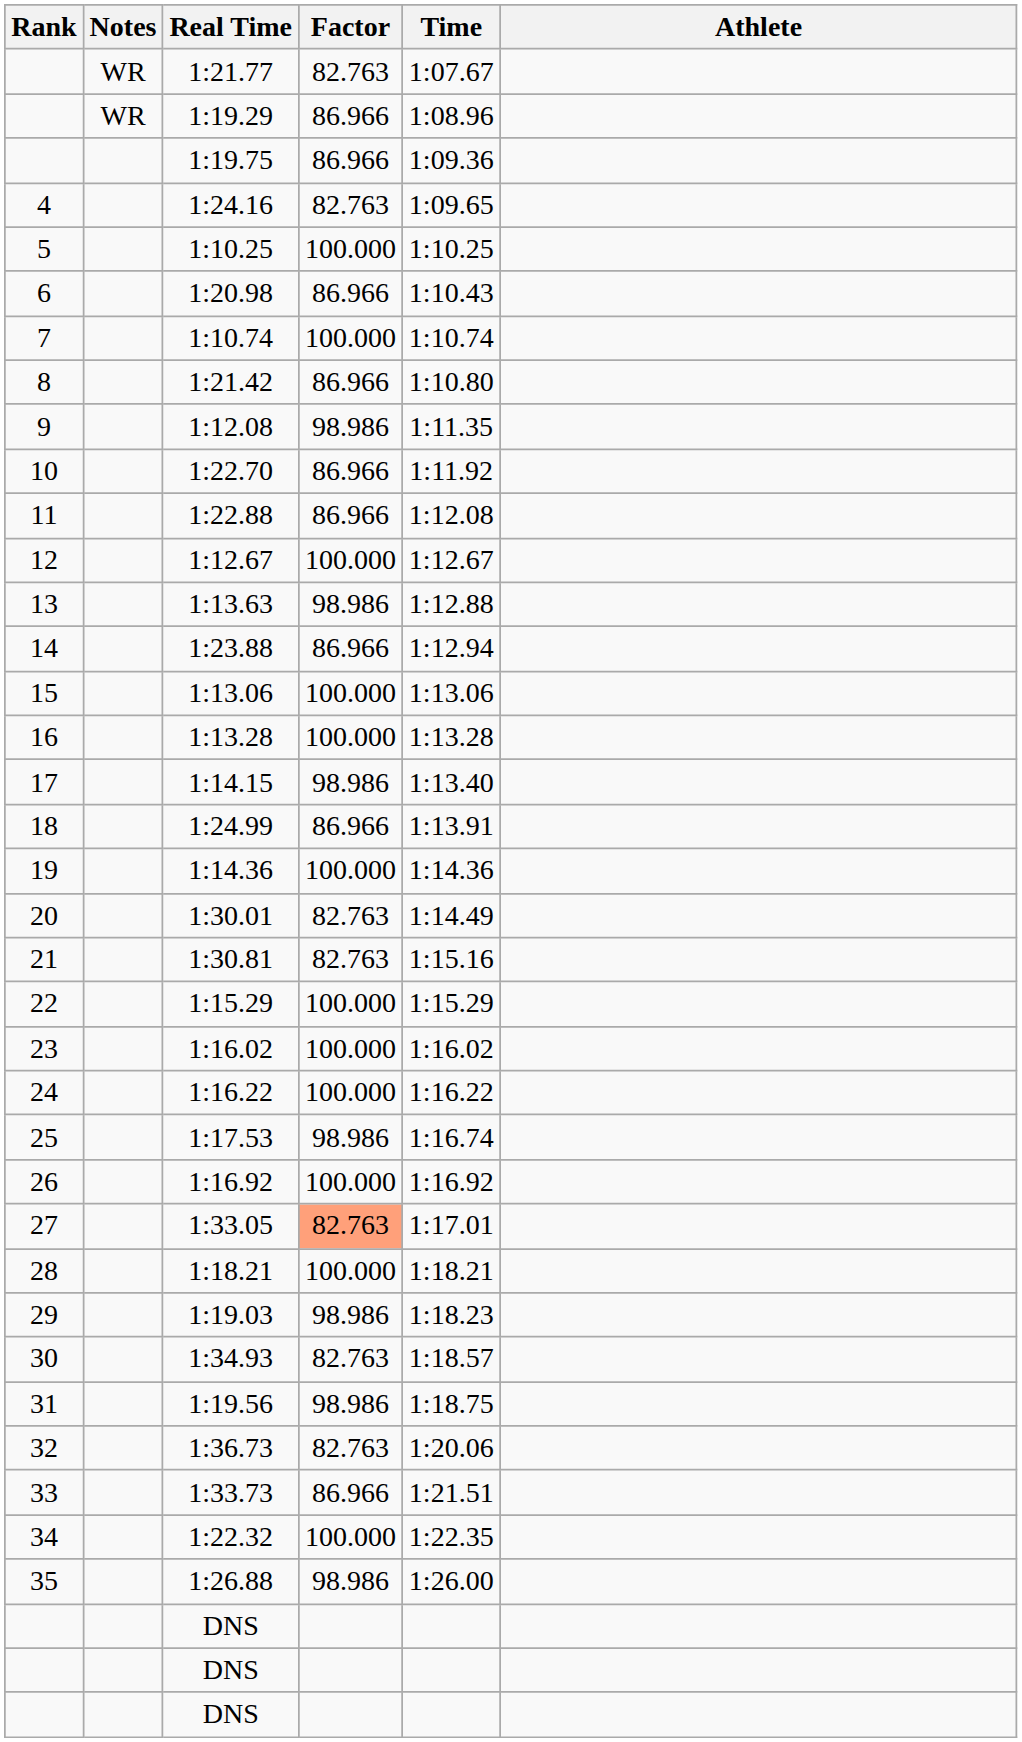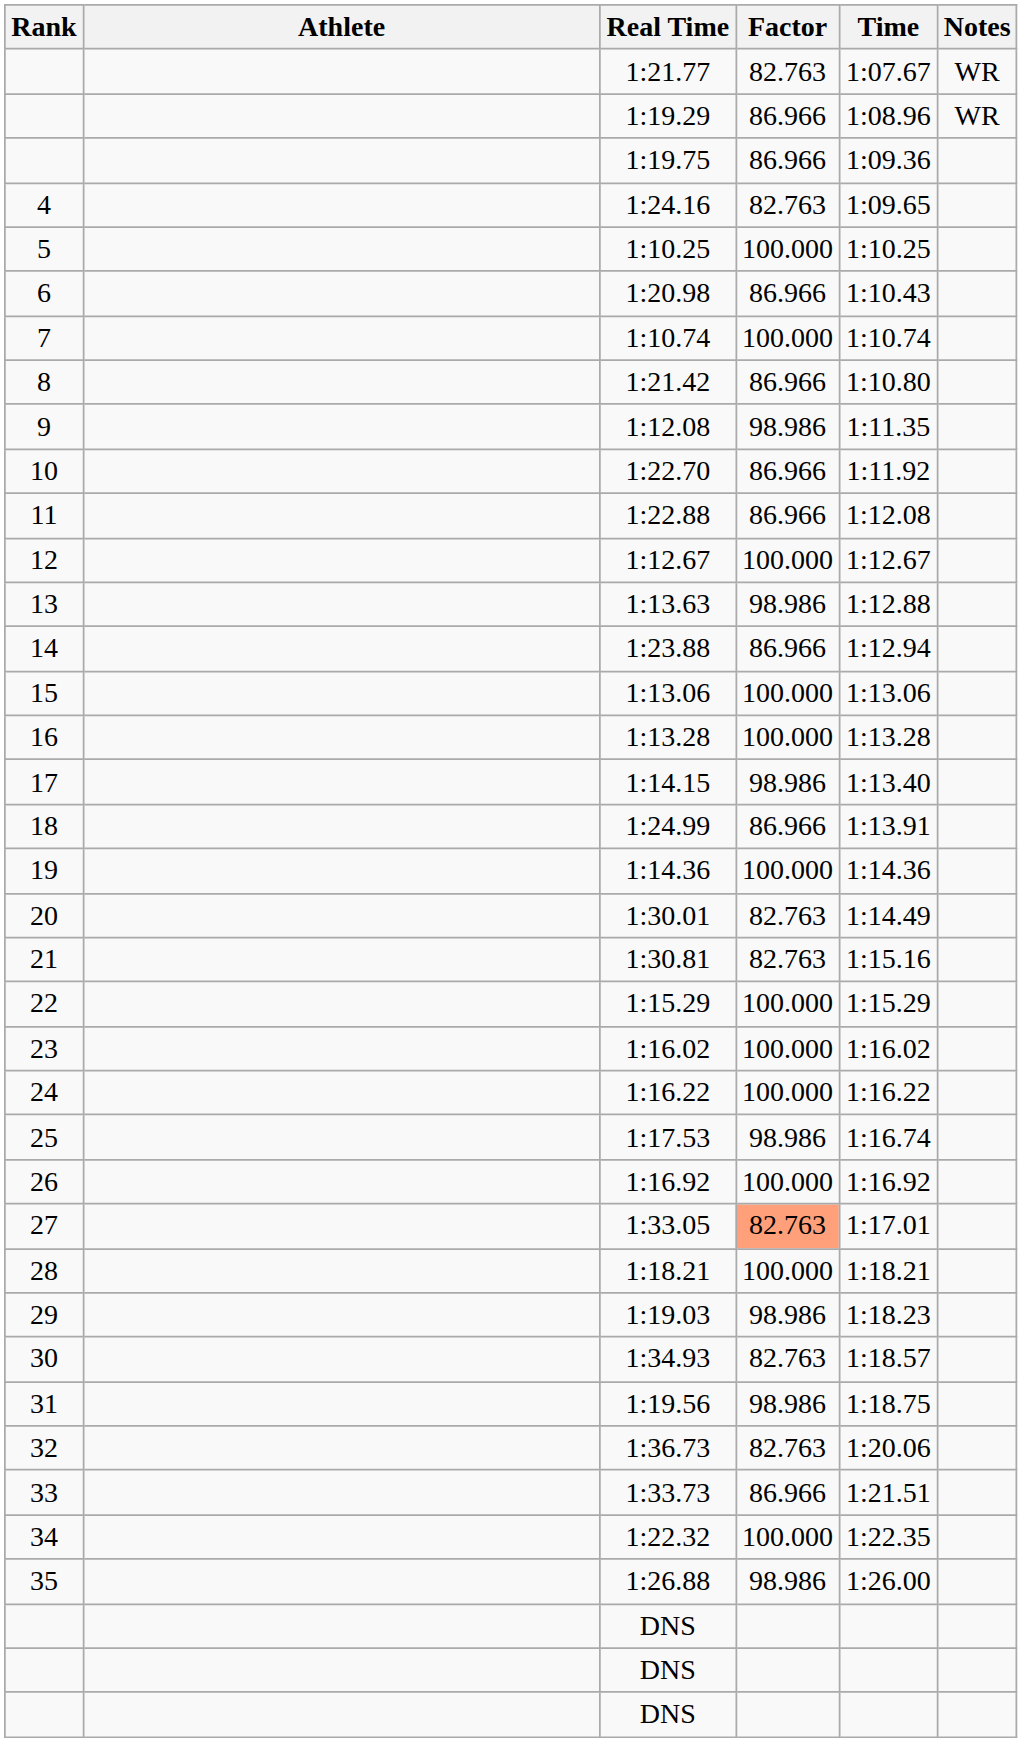columns swapped: (759, 26) <-> (123, 26)
